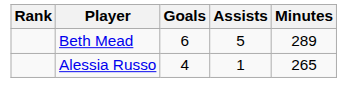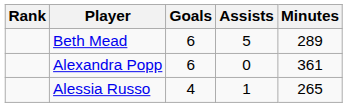+ row: (108, 65)
